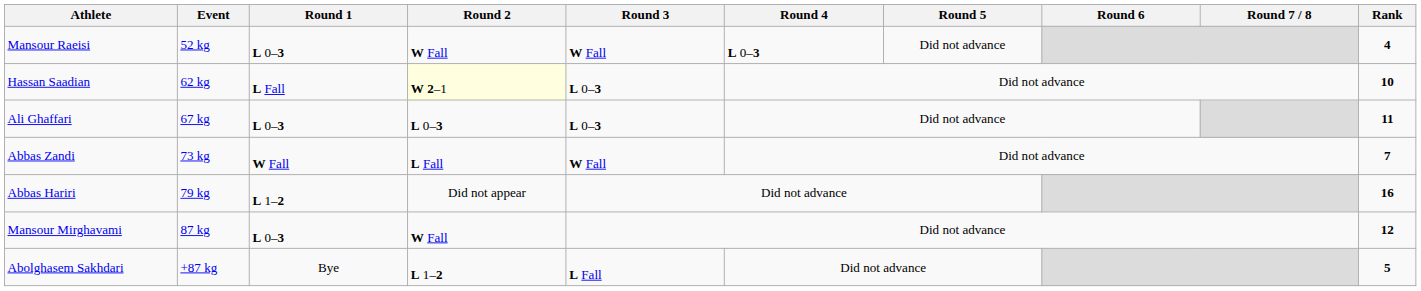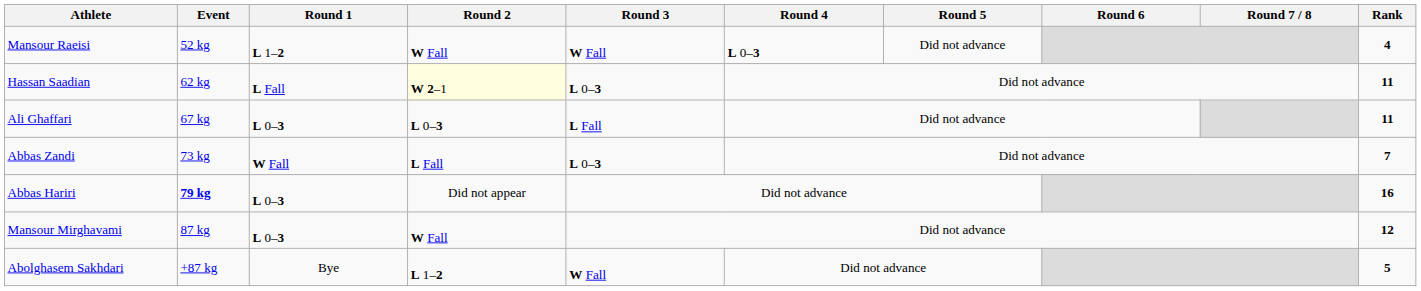(268, 52) L 0–3 -> (268, 52) L 1–2
(1387, 82) 10 -> (1387, 82) 11
(585, 126) L 0–3 -> (586, 126) L Fall
(588, 164) W Fall -> (585, 164) L 0–3
(195, 193) normal -> (195, 193) bold
(268, 201) L 1–2 -> (268, 201) L 0–3
(586, 275) L Fall -> (588, 275) W Fall
